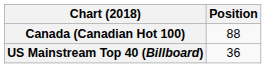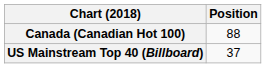(233, 53) 36 -> (233, 53) 37
